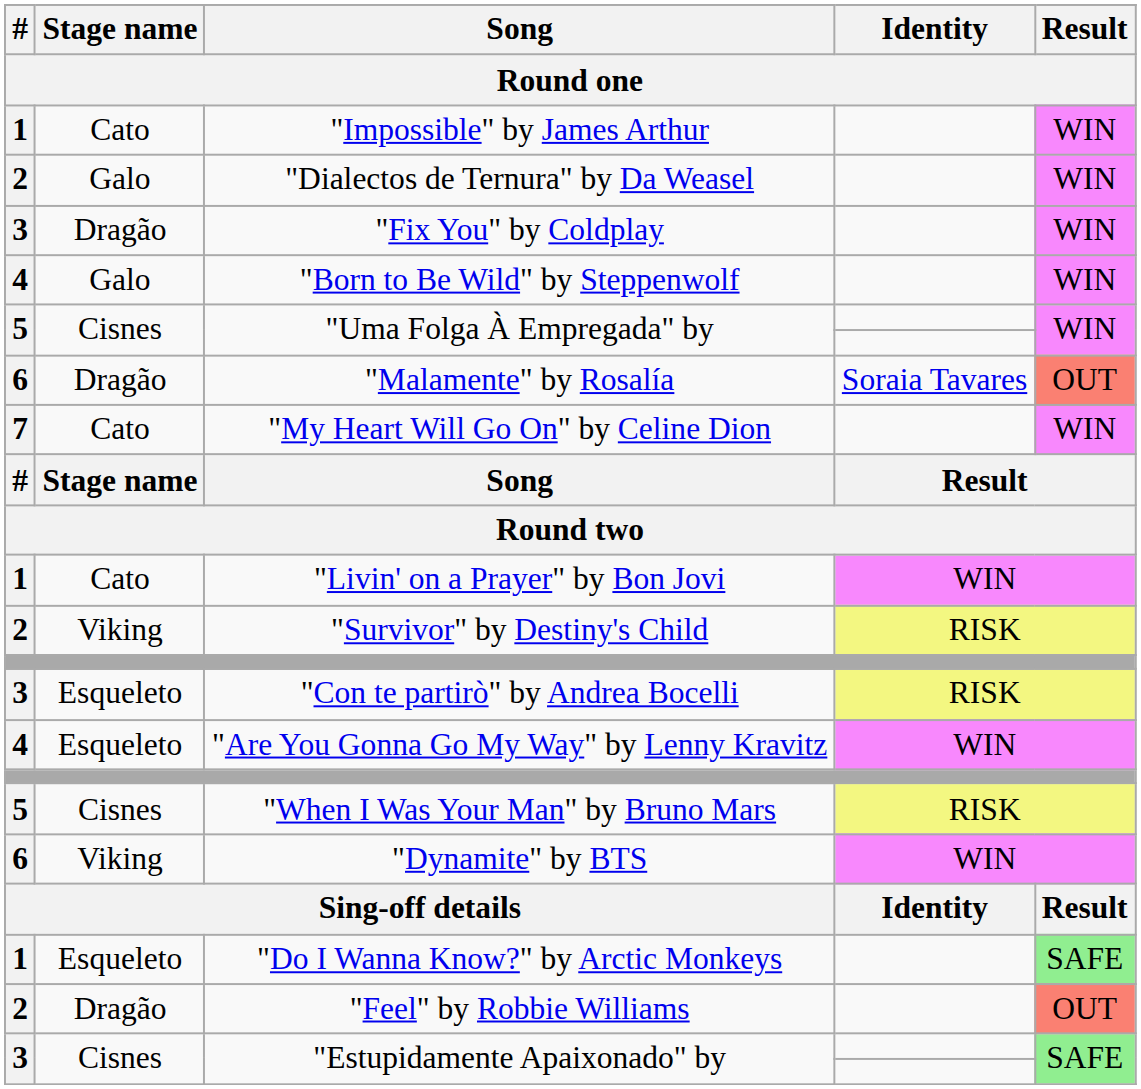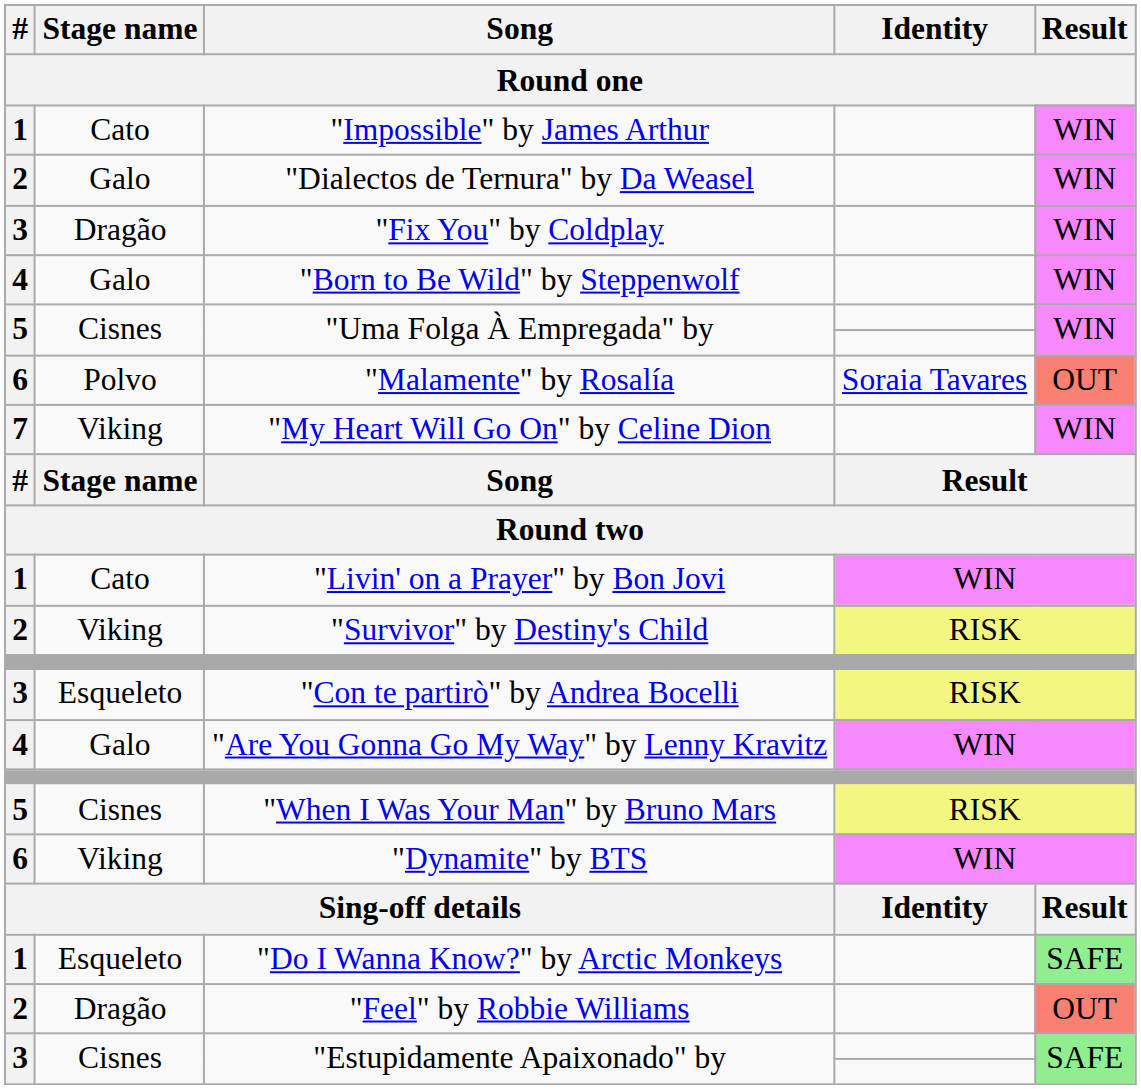(120, 379) Dragão -> (120, 379) Polvo
(120, 429) Cato -> (120, 429) Viking
(120, 743) Esqueleto -> (120, 743) Galo
